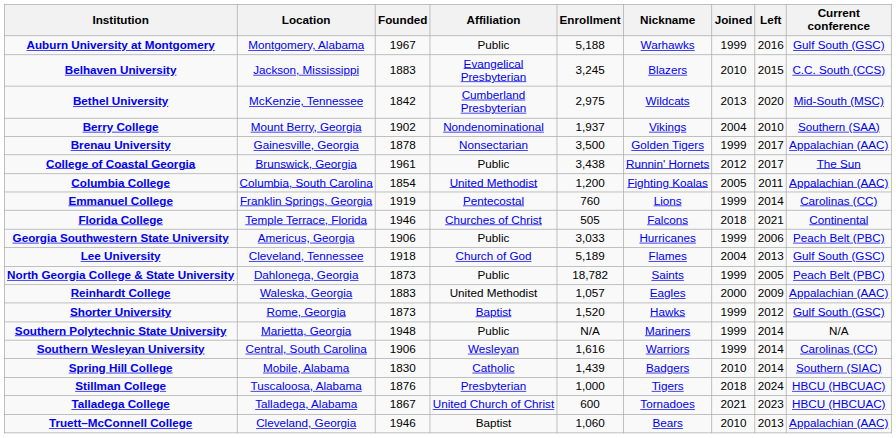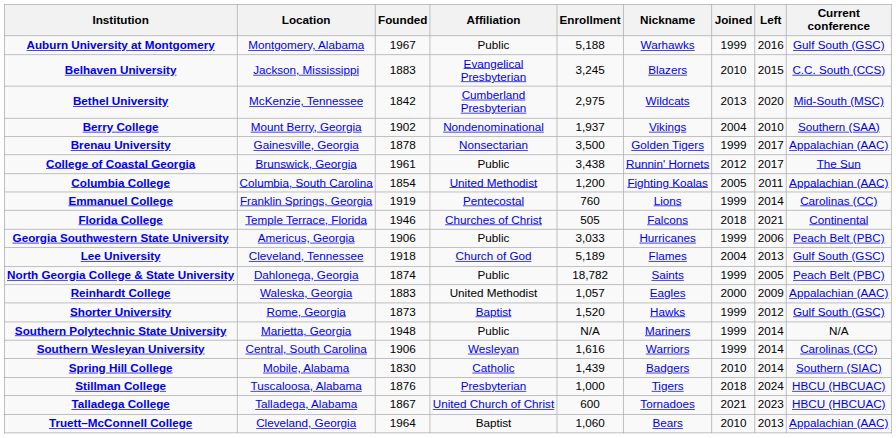(403, 275) 1873 -> (403, 275) 1874
(403, 423) 1946 -> (403, 423) 1964
